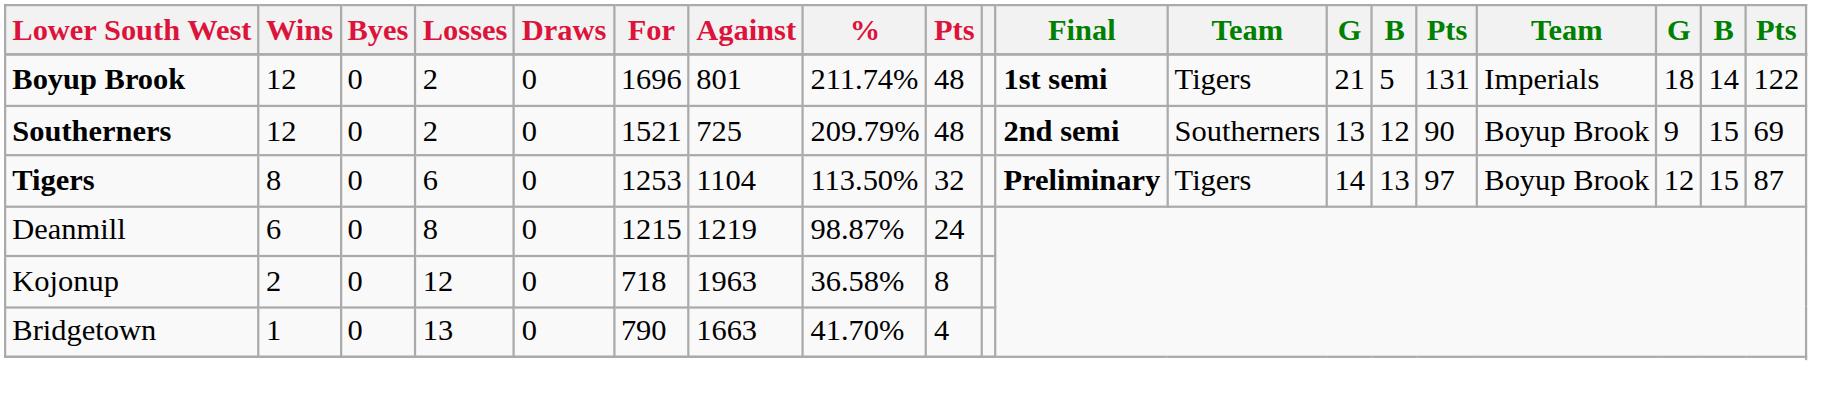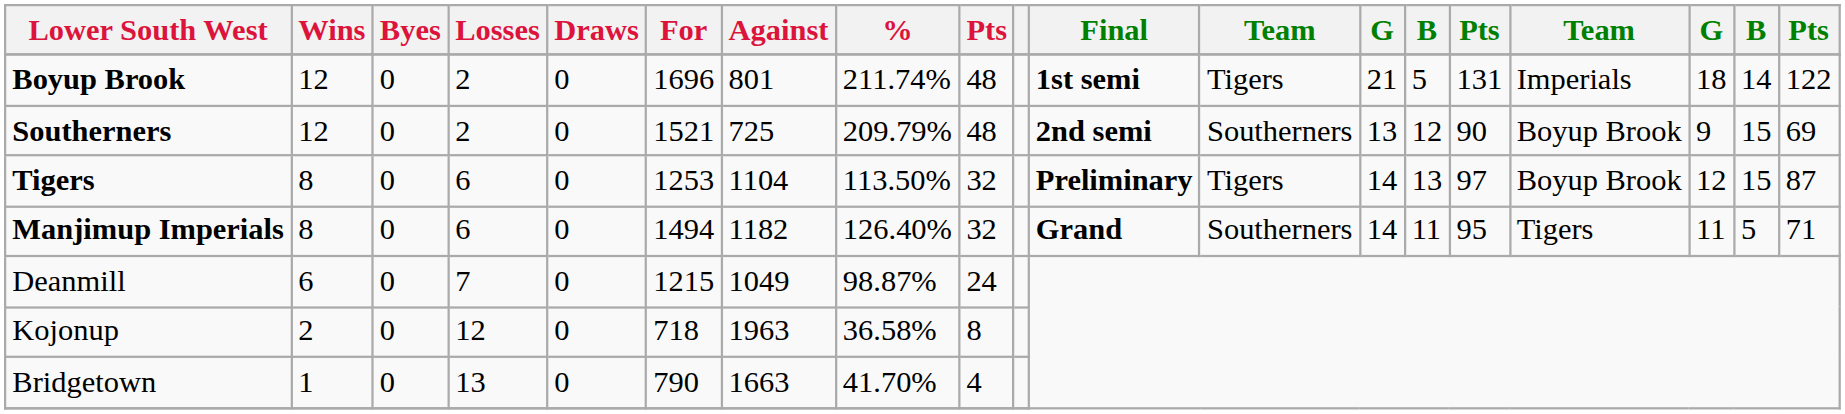+ row: (148, 230)
(430, 230) 8 -> (463, 280) 7
(727, 230) 1219 -> (759, 280) 1049
